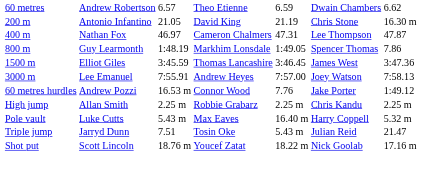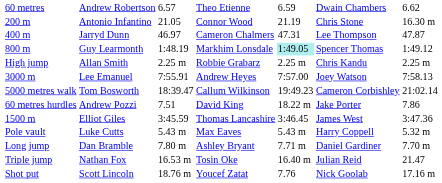(217, 21) David King -> (224, 21) Connor Wood
(103, 35) Nathan Fox -> (104, 35) Jarryd Dunn
(291, 49) no background -> (293, 49) paleturquoise background
(392, 49) 7.86 -> (417, 49) 1:49.12
rows swapped: (20, 63) <-> (27, 104)
+ row: (41, 90)
(175, 90) 16.53 m -> (167, 104) 7.51
(222, 90) Connor Wood -> (220, 104) David King
(284, 90) 7.76 -> (294, 104) 18.22 m
(399, 90) 1:49.12 -> (411, 104) 7.86
(292, 118) 16.40 m -> (292, 132) 5.43 m
+ row: (27, 146)
(104, 132) Jarryd Dunn -> (103, 160) Nathan Fox
(167, 132) 7.51 -> (175, 160) 16.53 m
(289, 132) 5.43 m -> (294, 160) 16.40 m
(292, 146) 18.22 m -> (287, 174) 7.76
